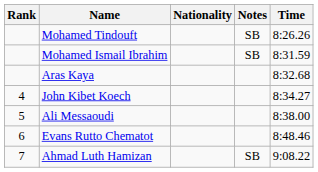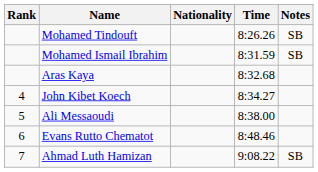columns swapped: (291, 14) <-> (252, 14)
